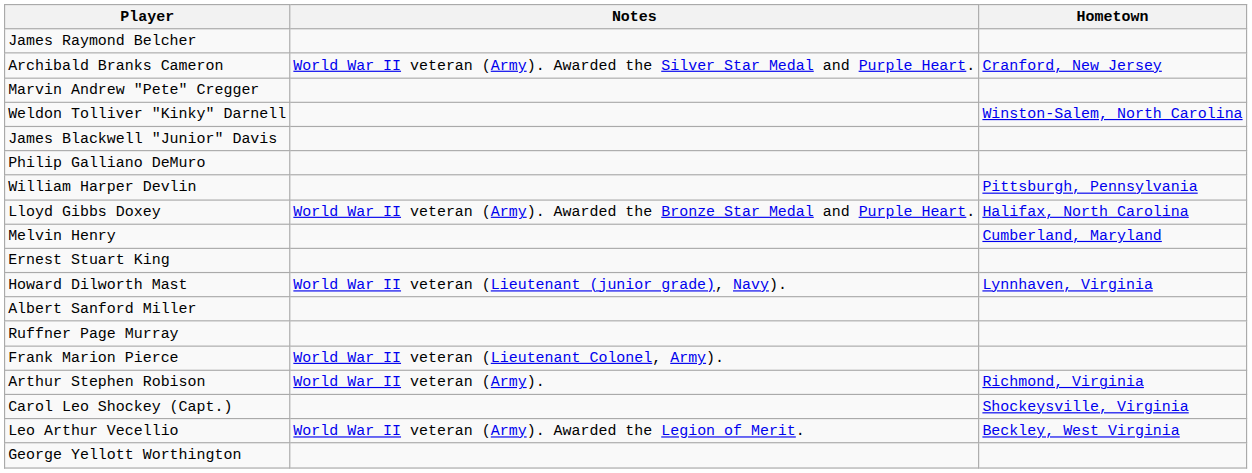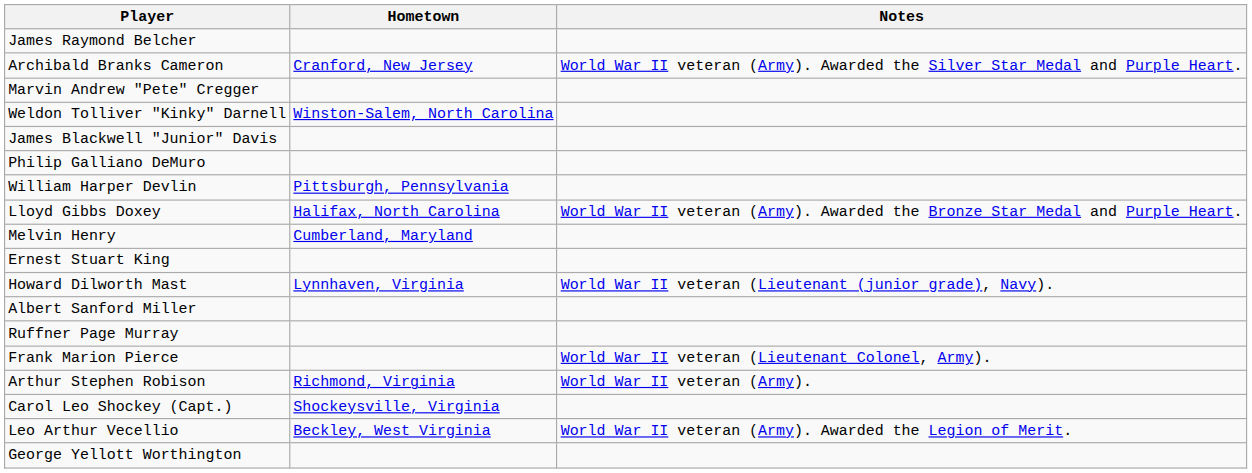columns swapped: (1112, 17) <-> (634, 17)
